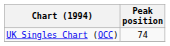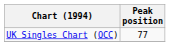(143, 35) 74 -> (143, 35) 77
